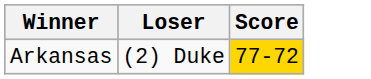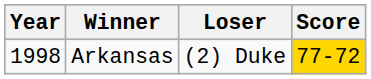+ column: (35, 22)
